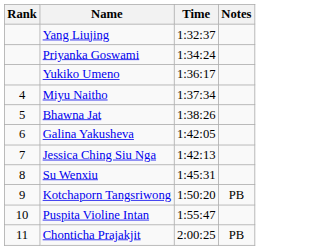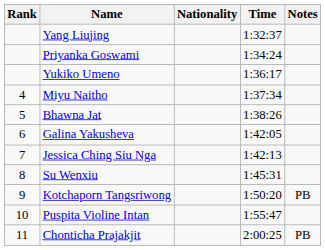+ column: (207, 14)
